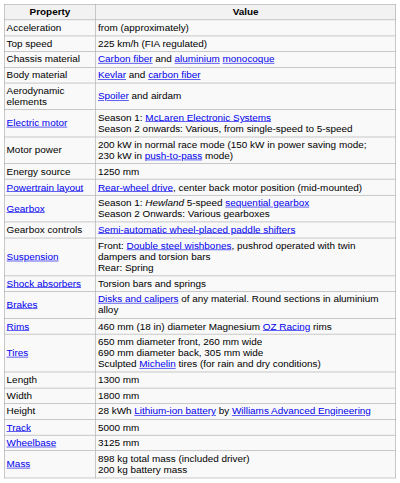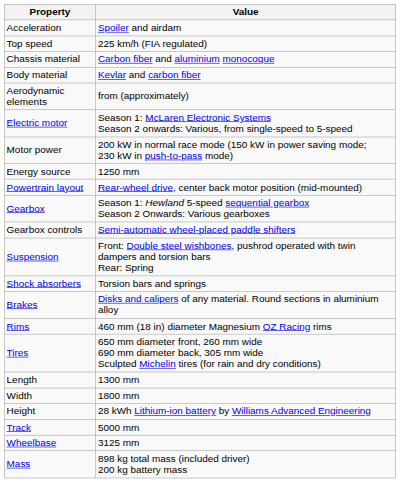(143, 28) from (approximately) -> (140, 28) Spoiler and airdam
(140, 96) Spoiler and airdam -> (143, 96) from (approximately)
